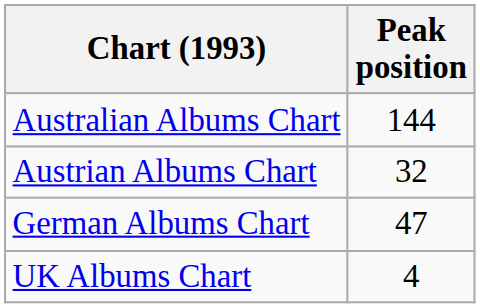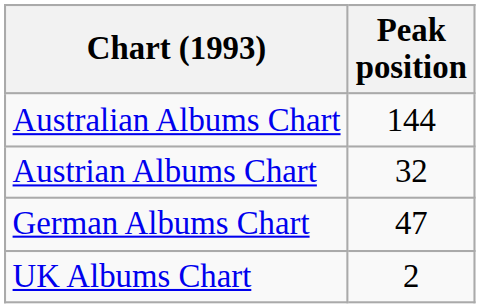(411, 275) 4 -> (411, 275) 2
